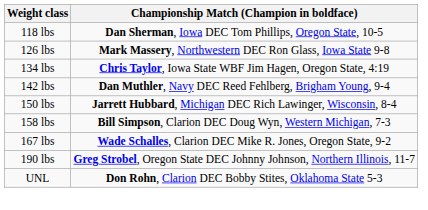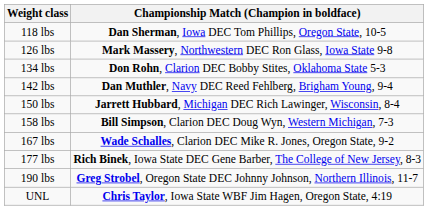(244, 68) Chris Taylor, Iowa State WBF Jim Hagen, Oregon State, 4:19 -> (247, 68) Don Rohn, Clarion DEC Bobby Stites, Oklahoma State 5-3
+ row: (38, 159)
(244, 178) Don Rohn, Clarion DEC Bobby Stites, Oklahoma State 5-3 -> (247, 196) Chris Taylor, Iowa State WBF Jim Hagen, Oregon State, 4:19
